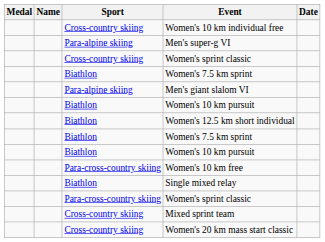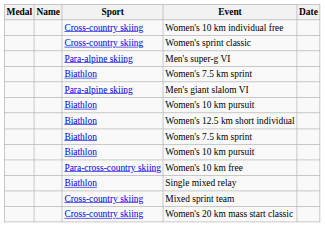rows swapped: (99, 43) <-> (104, 59)
- row: (113, 198)
